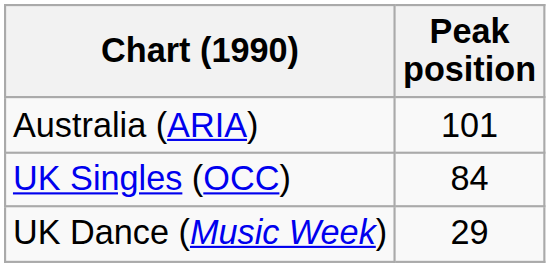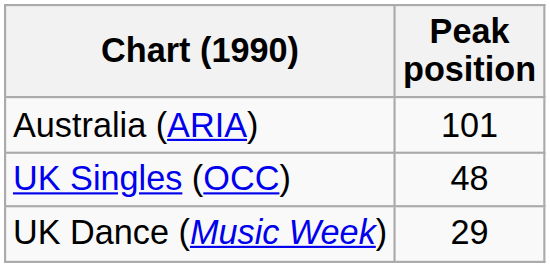(470, 178) 84 -> (470, 178) 48
